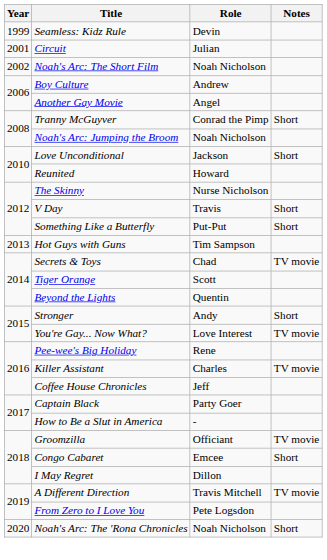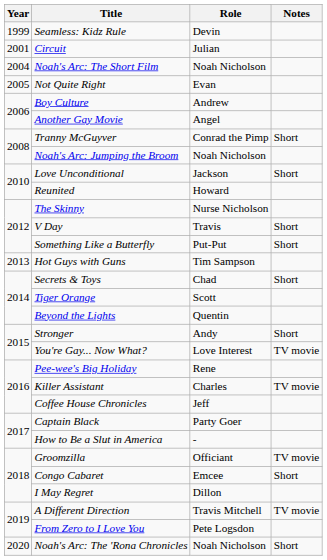(18, 66) 2002 -> (18, 66) 2004
+ row: (70, 84)
(297, 262) TV movie -> (286, 279) Short
